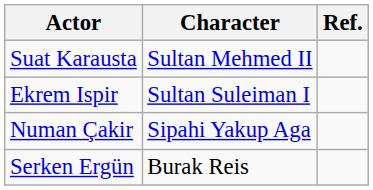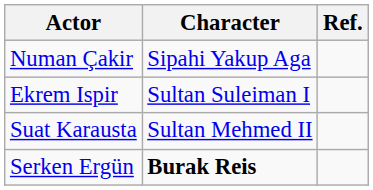rows swapped: (73, 58) <-> (71, 130)
(198, 166) normal -> (202, 166) bold
